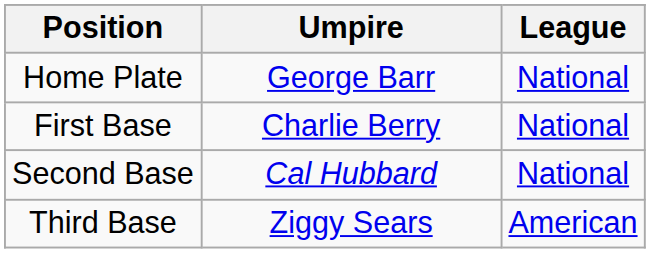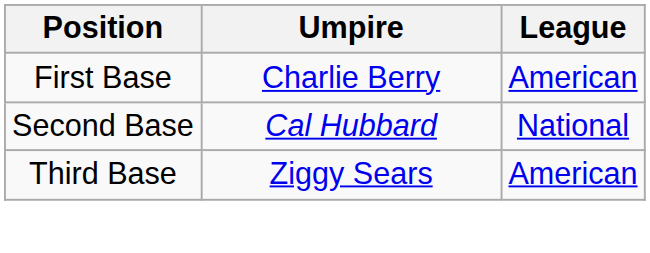- row: (103, 77)
(573, 125) National -> (573, 77) American
